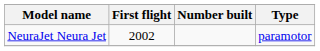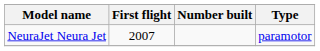(142, 35) 2002 -> (142, 35) 2007
